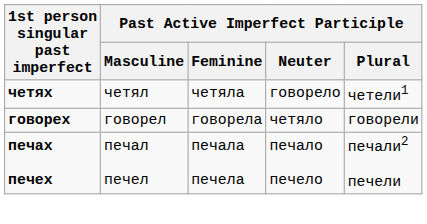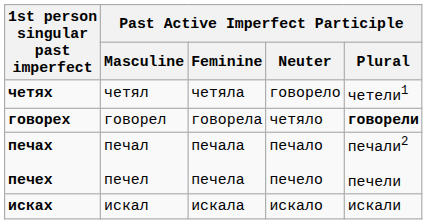(383, 120) normal -> (383, 120) bold
+ row: (30, 206)
